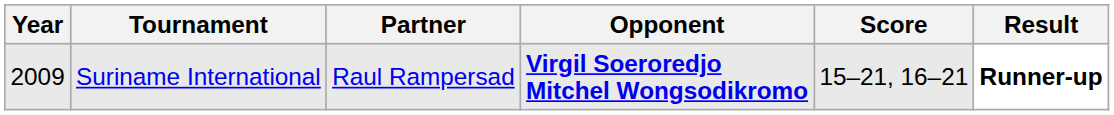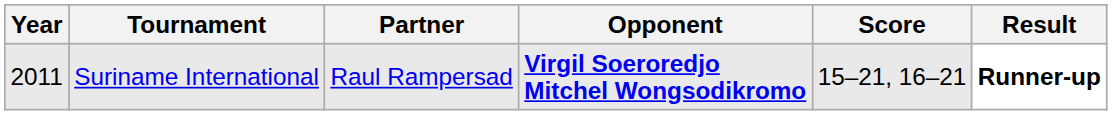(38, 76) 2009 -> (37, 76) 2011
